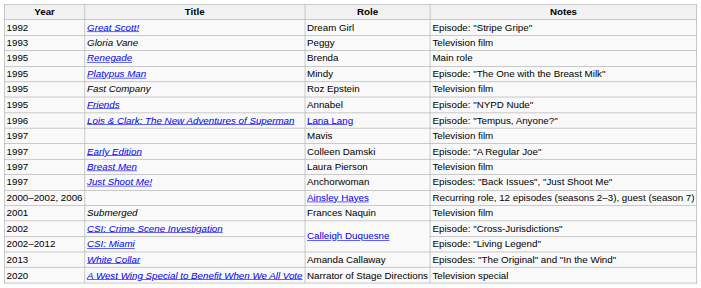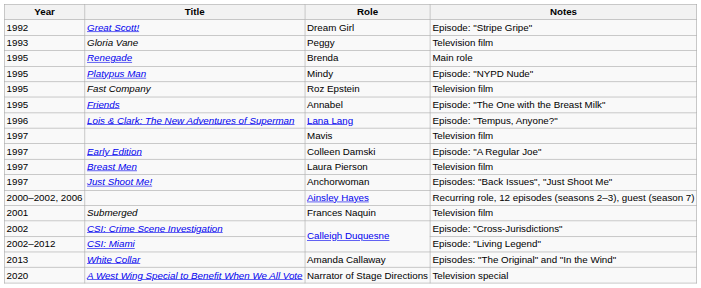(519, 74) Episode: "The One with the Breast Milk" -> (483, 74) Episode: "NYPD Nude"
(483, 105) Episode: "NYPD Nude" -> (519, 105) Episode: "The One with the Breast Milk"
